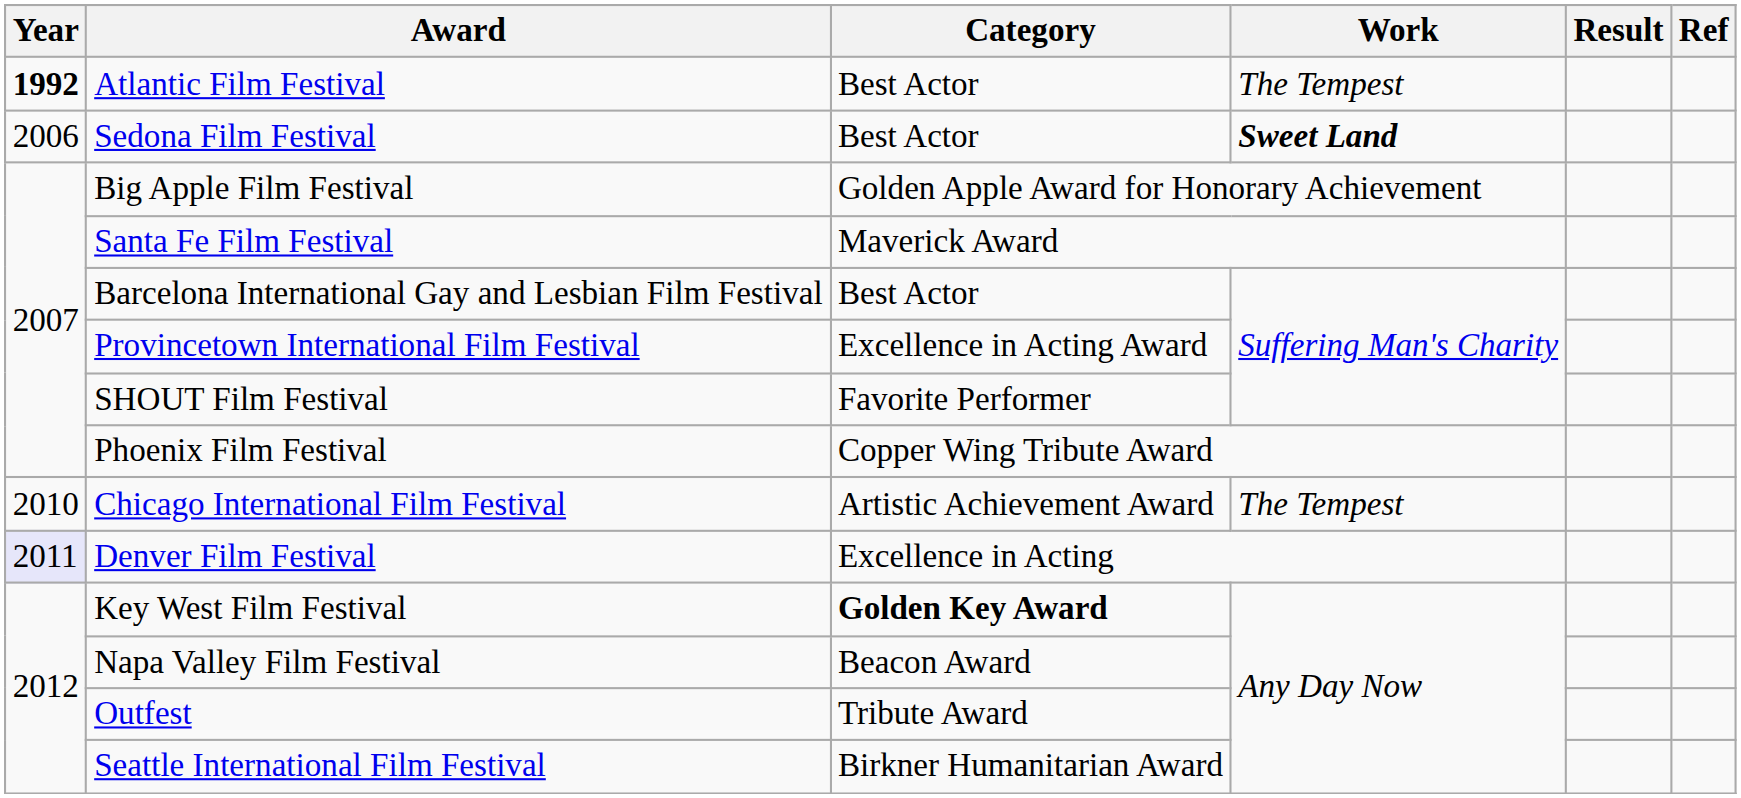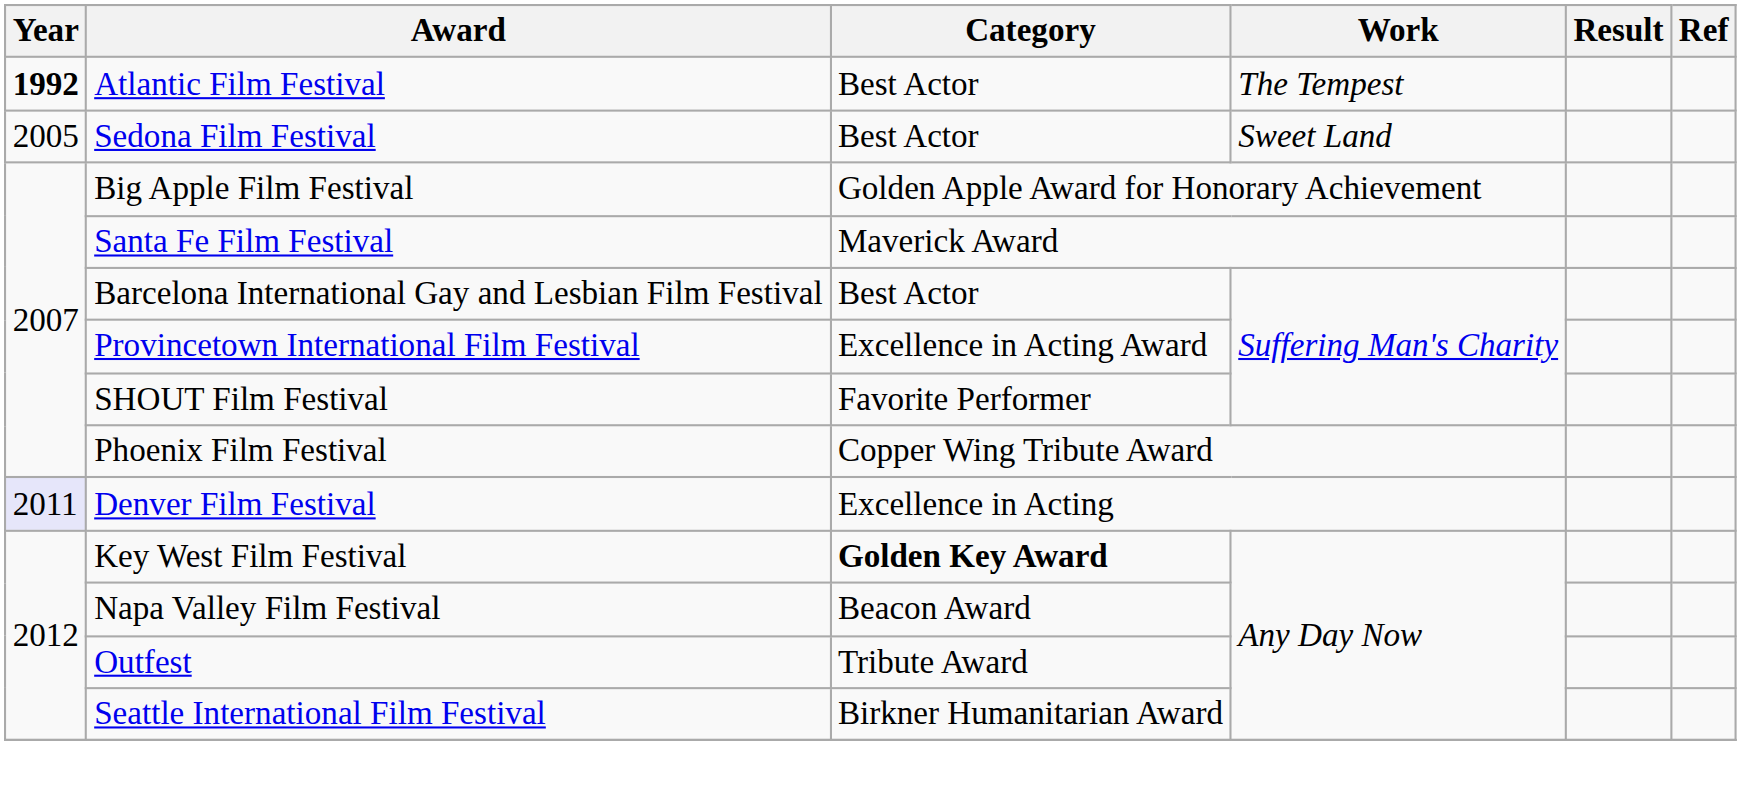(46, 135) 2006 -> (46, 135) 2005
(1318, 135) bold -> (1315, 135) normal
- row: (330, 503)
